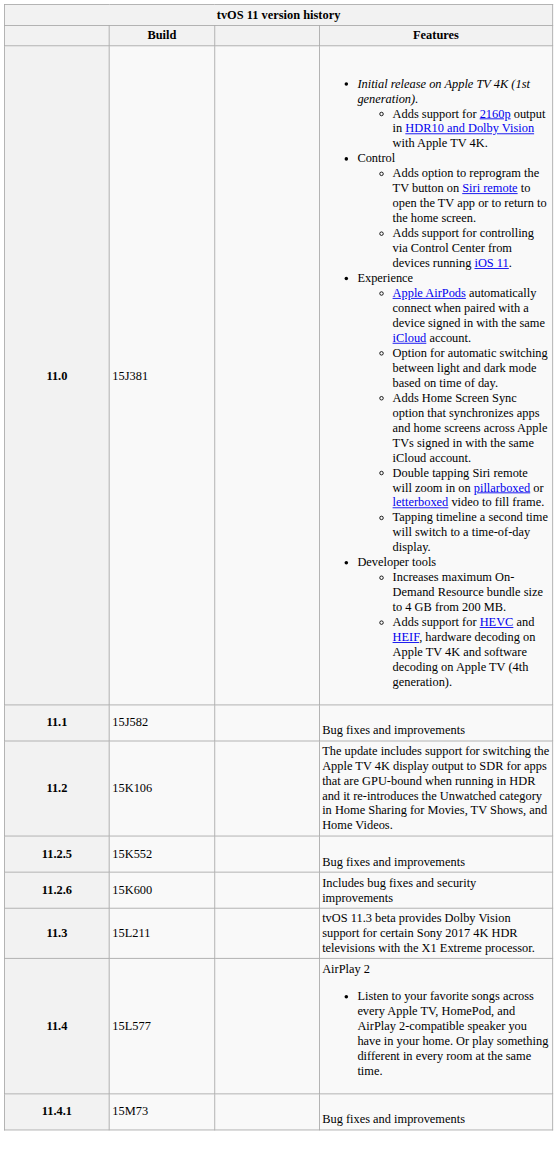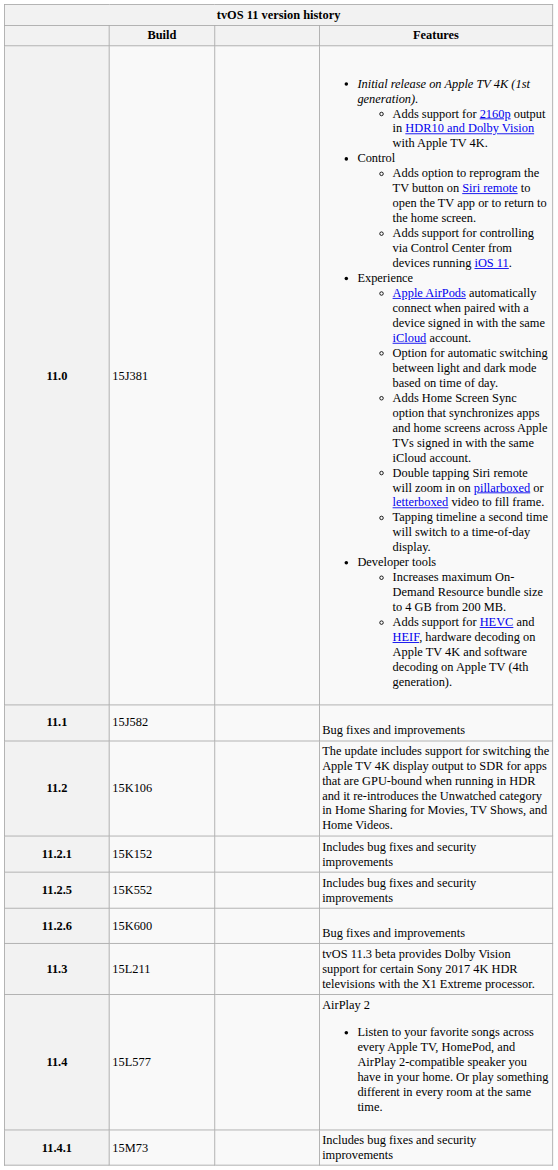+ row: (57, 854)
(394, 861) Bug fixes and improvements -> (399, 890) Includes bug fixes and security improvements
(399, 890) Includes bug fixes and security improvements -> (394, 933) Bug fixes and improvements
(394, 1119) Bug fixes and improvements -> (399, 1147) Includes bug fixes and security improvements
